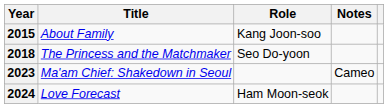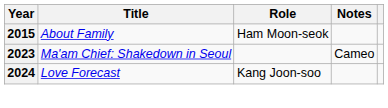(279, 34) Kang Joon-soo -> (283, 34) Ham Moon-seok
- row: (21, 53)
(283, 93) Ham Moon-seok -> (279, 73) Kang Joon-soo
